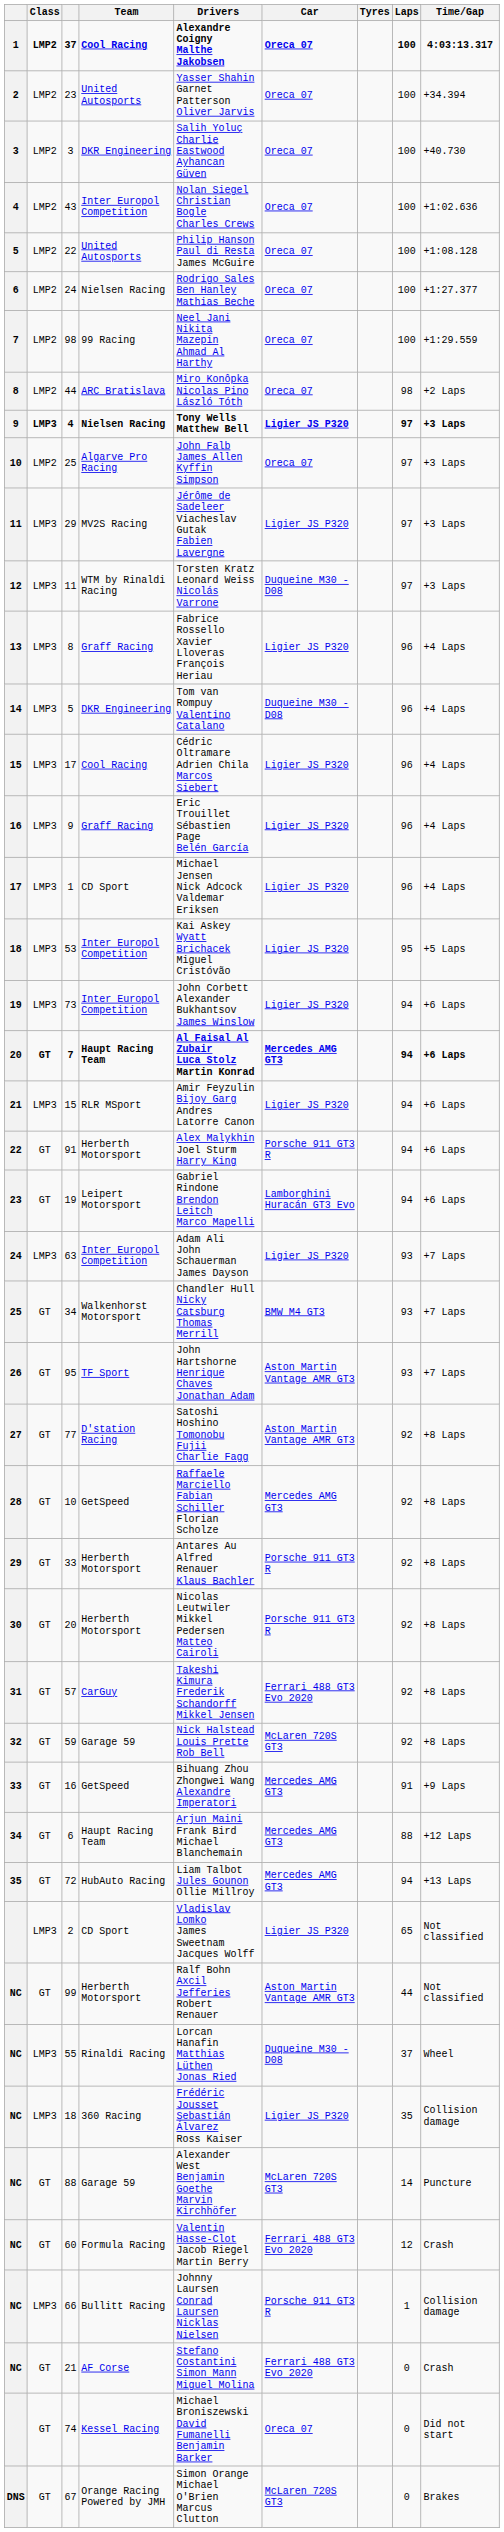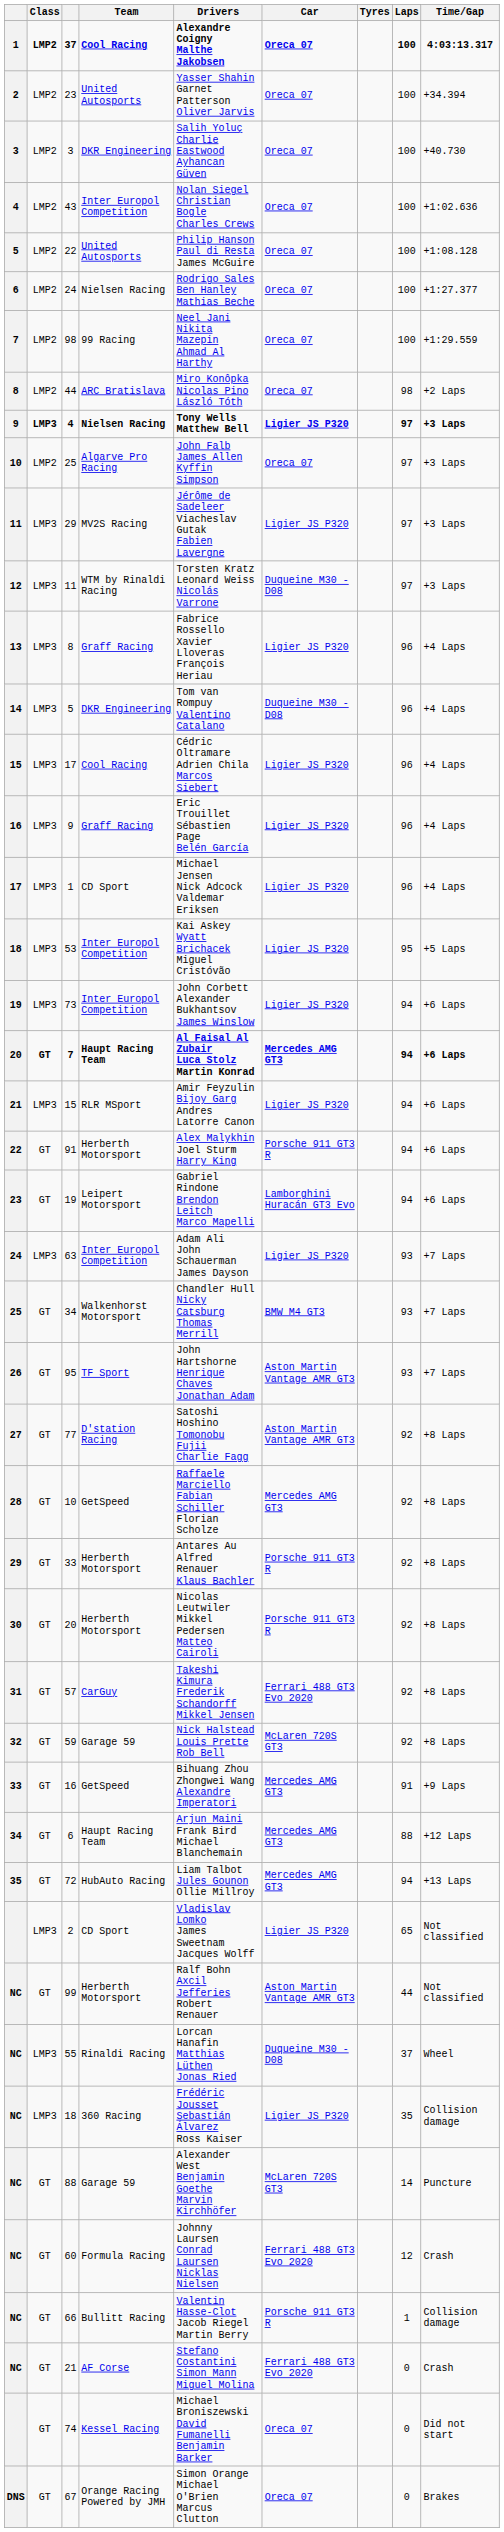(212, 2246) Valentin Hasse-Clot Jacob Riegel Martin Berry -> (197, 2257) Johnny Laursen Conrad Laursen Nicklas Nielsen
(45, 2307) LMP3 -> (45, 2318) GT
(197, 2307) Johnny Laursen Conrad Laursen Nicklas Nielsen -> (212, 2318) Valentin Hasse-Clot Jacob Riegel Martin Berry
(301, 2497) McLaren 720S GT3 -> (289, 2497) Oreca 07
